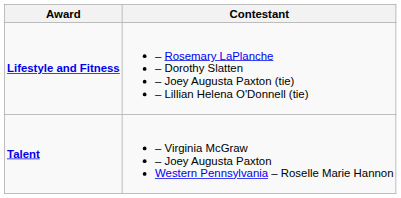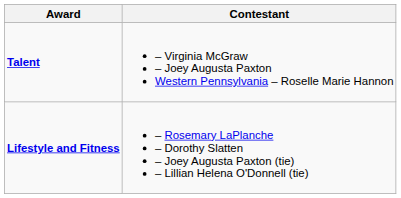rows swapped: (63, 69) <-> (23, 154)
